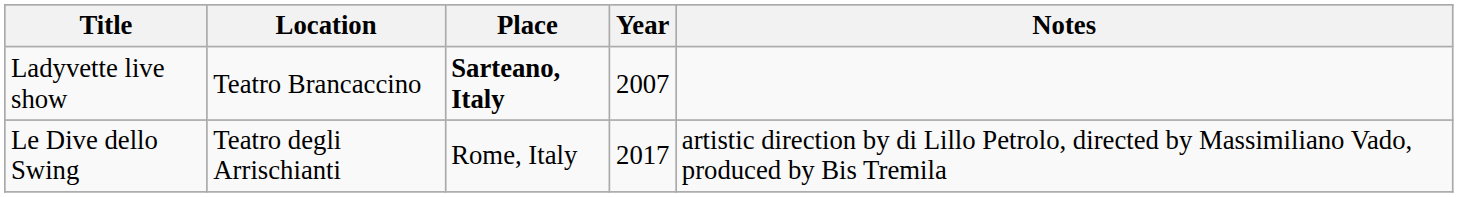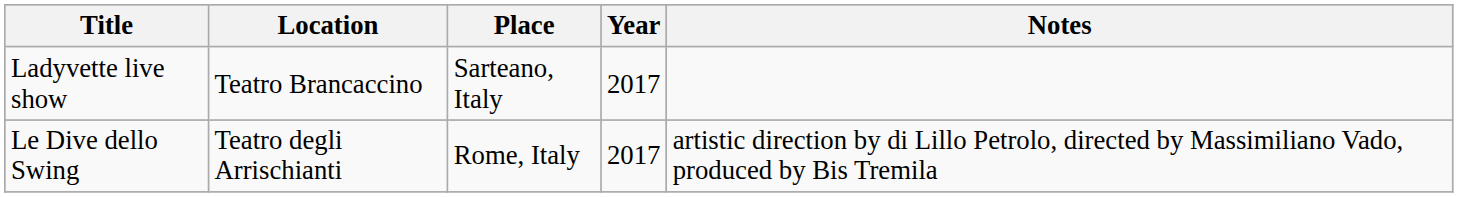(506, 83) bold -> (504, 83) normal
(643, 83) 2007 -> (634, 83) 2017
